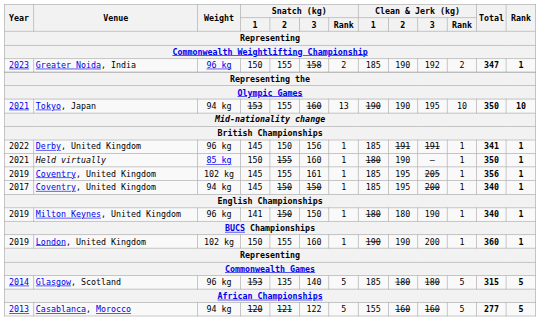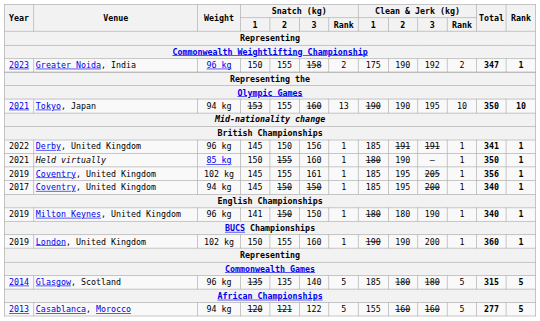(373, 65) 185 -> (373, 65) 175
(255, 282) 153 -> (255, 282) 135
